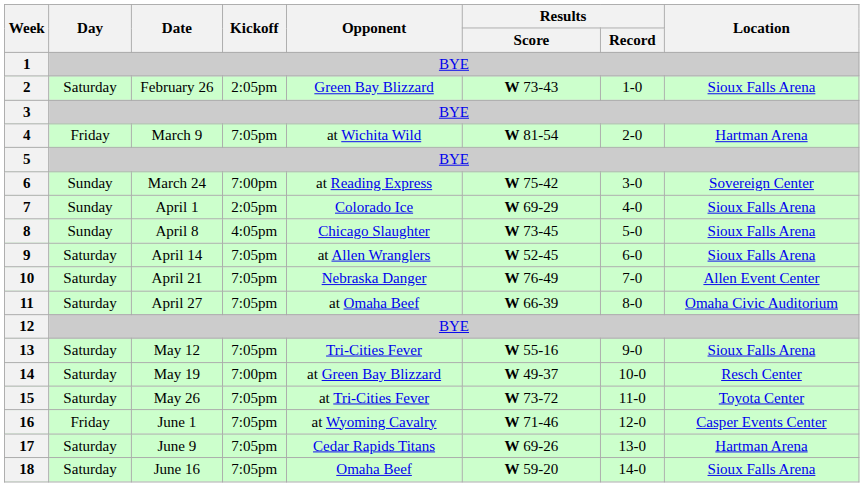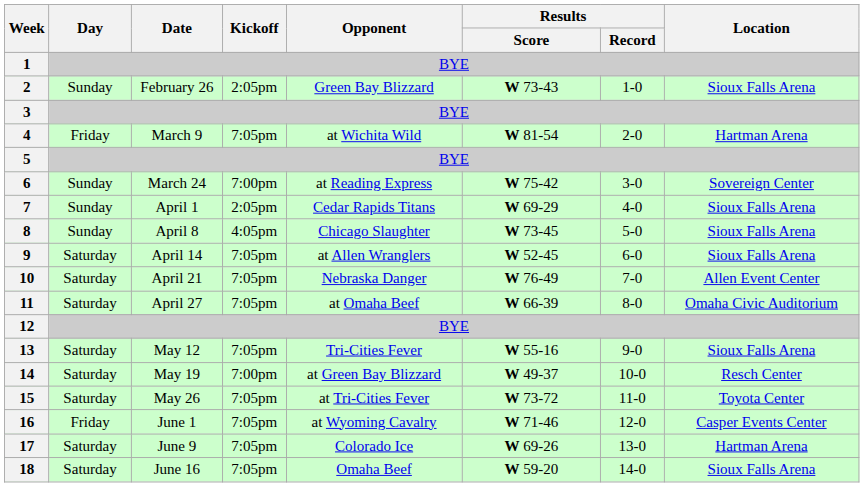(90, 87) Saturday -> (90, 87) Sunday
(374, 207) Colorado Ice -> (374, 207) Cedar Rapids Titans
(374, 445) Cedar Rapids Titans -> (374, 445) Colorado Ice
